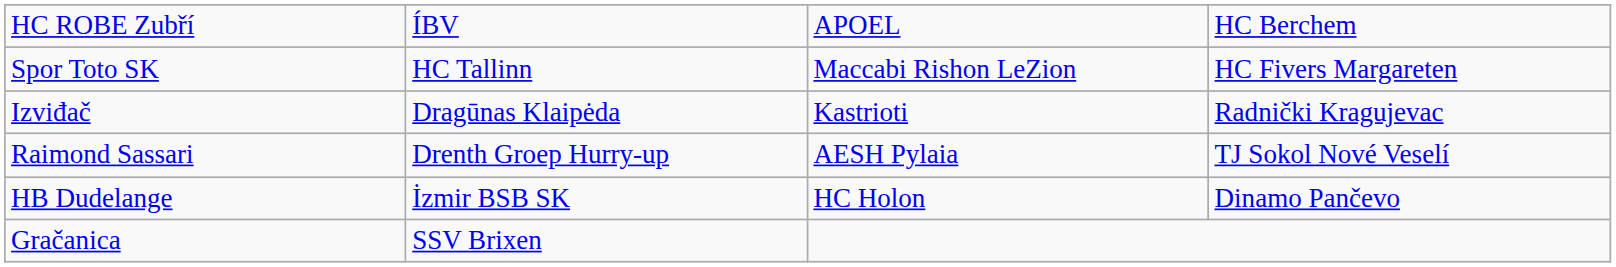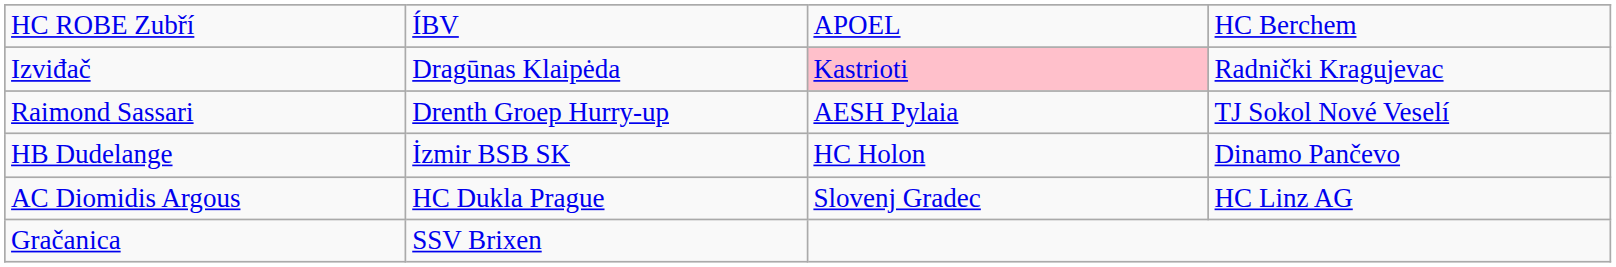- row: (85, 68)
(861, 111) no background -> (861, 68) pink background
+ row: (126, 197)
